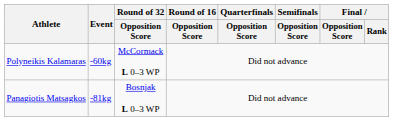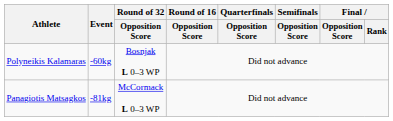(141, 62) McCormack L 0–3 WP -> (141, 62) Bosnjak L 0–3 WP
(141, 98) Bosnjak L 0–3 WP -> (141, 98) McCormack L 0–3 WP
